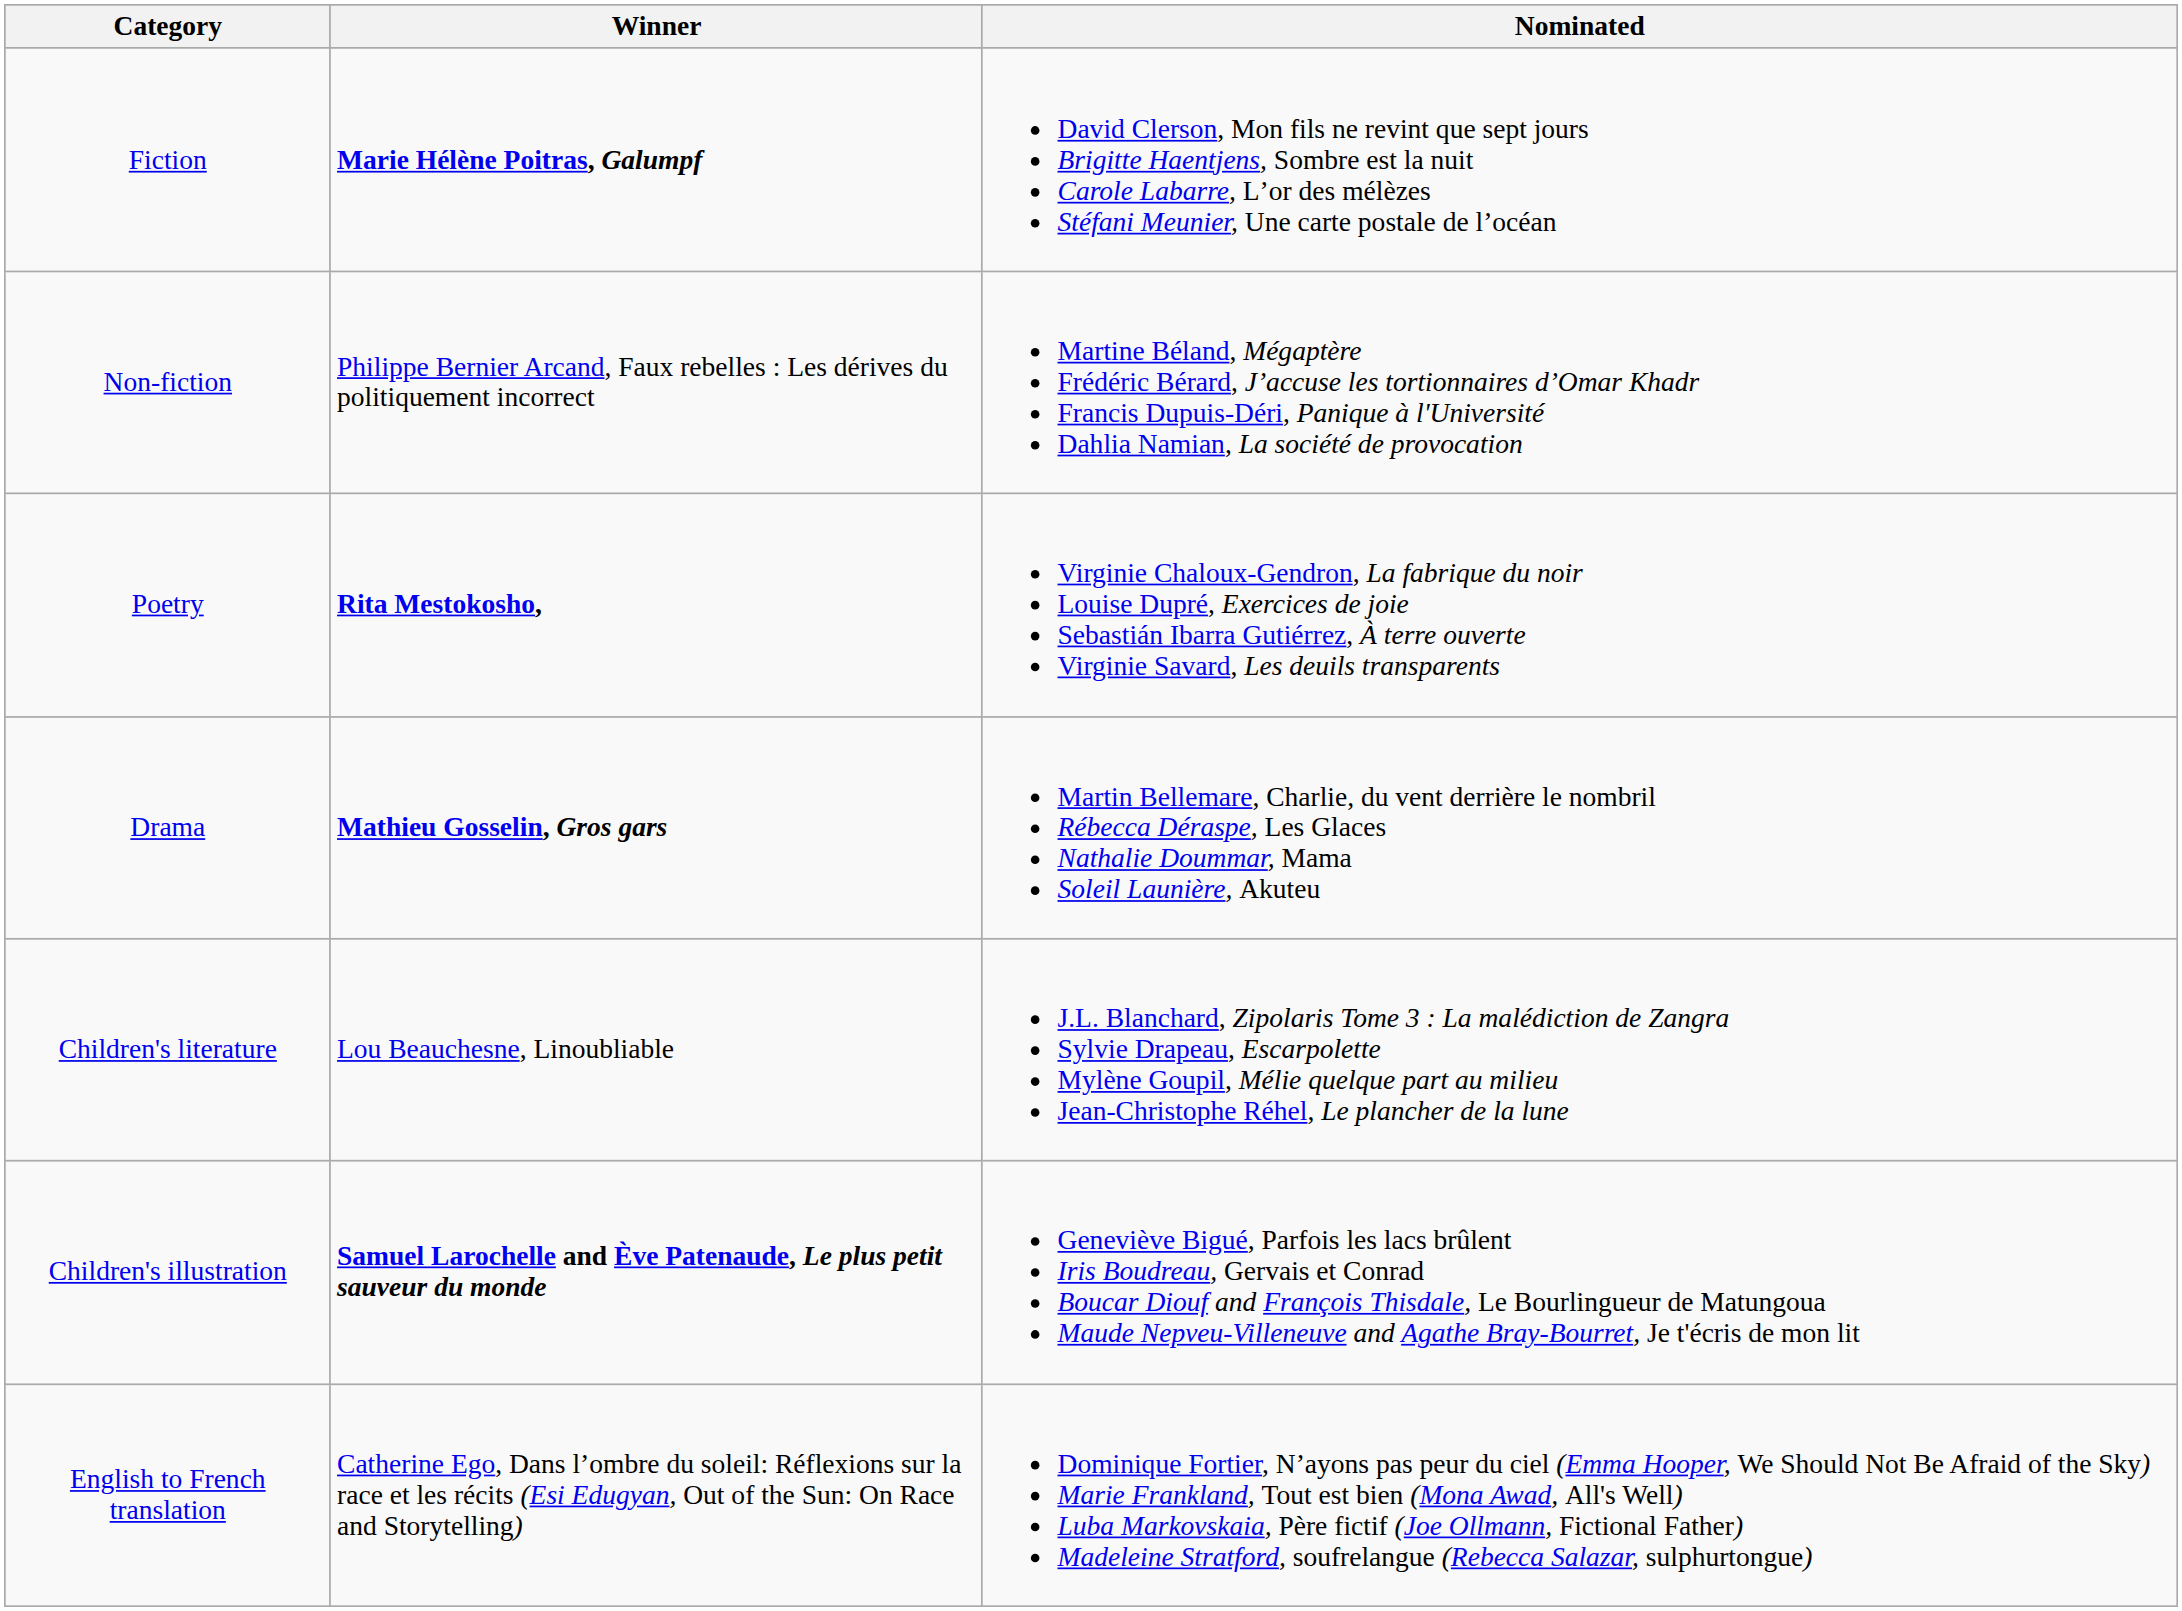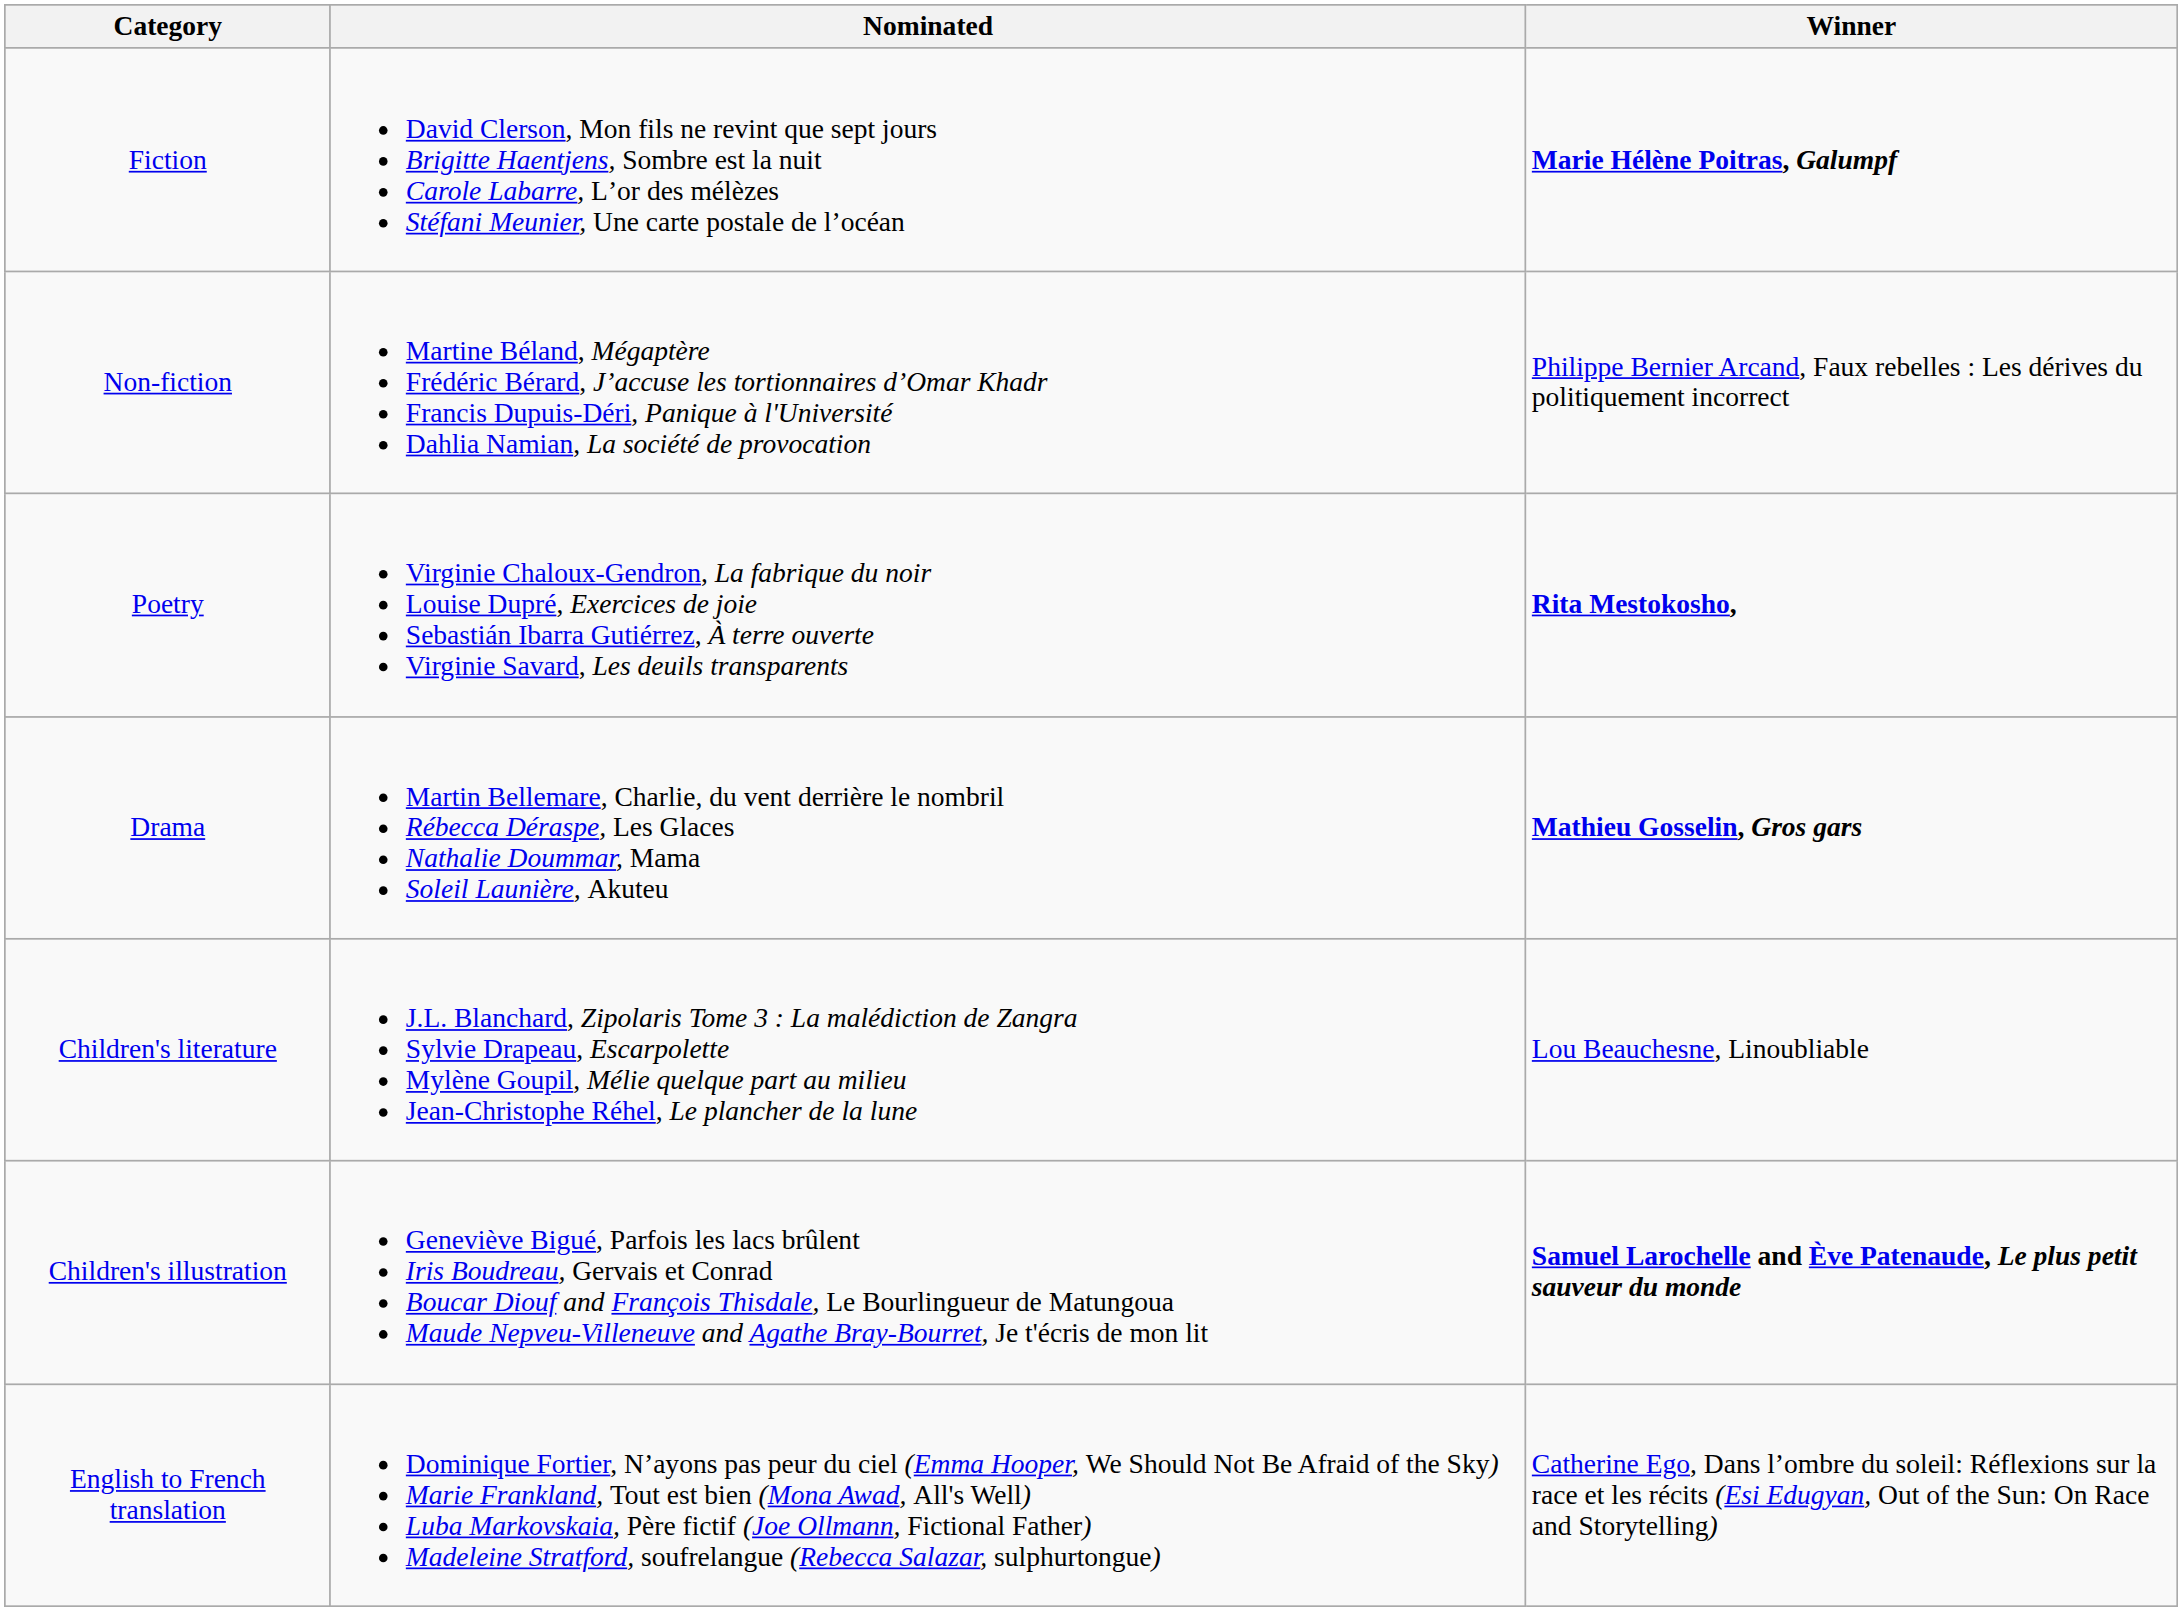columns swapped: (657, 26) <-> (1580, 26)
